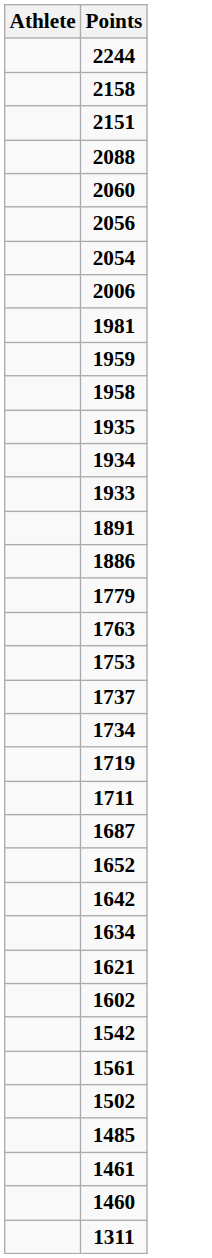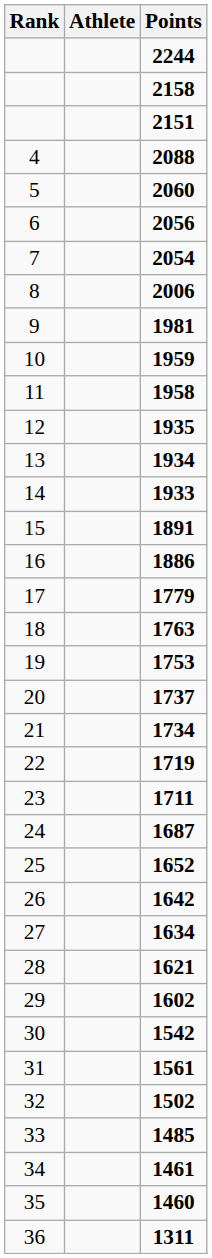+ column: (34, 21)
